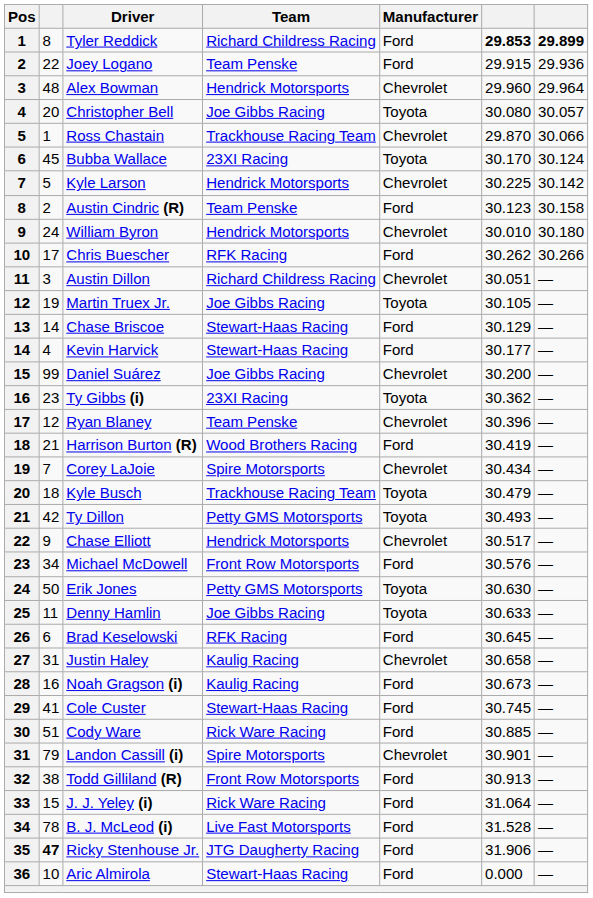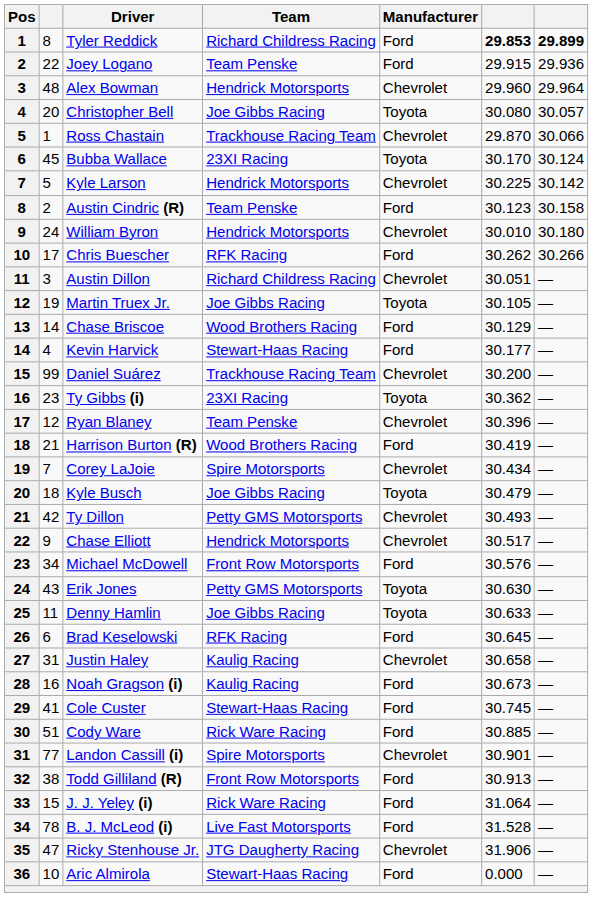(277, 326) Stewart-Haas Racing -> (282, 326) Wood Brothers Racing
(266, 374) Joe Gibbs Racing -> (291, 374) Trackhouse Racing Team
(291, 493) Trackhouse Racing Team -> (266, 493) Joe Gibbs Racing
(405, 517) Toyota -> (415, 517) Chevrolet
(51, 588) 50 -> (51, 588) 43
(51, 755) 79 -> (51, 755) 77
(51, 850) bold -> (51, 850) normal
(398, 850) Ford -> (415, 850) Chevrolet
